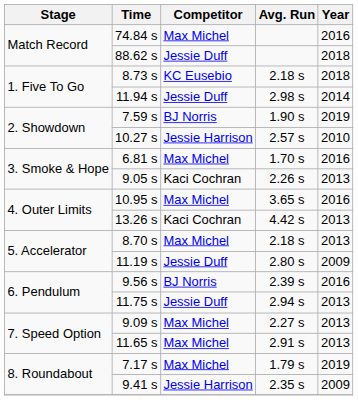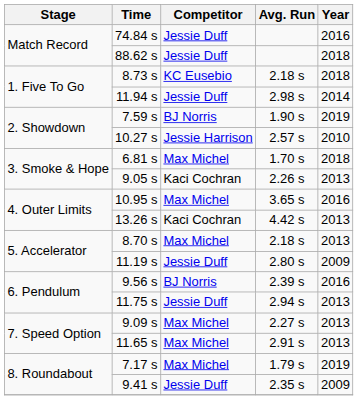(196, 35) Max Michel -> (195, 35) Jessie Duff
(336, 158) 2016 -> (336, 158) 2018
(208, 384) Jessie Harrison -> (195, 384) Jessie Duff
